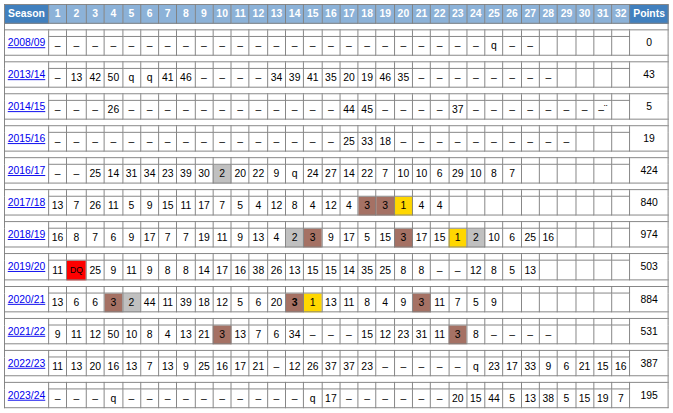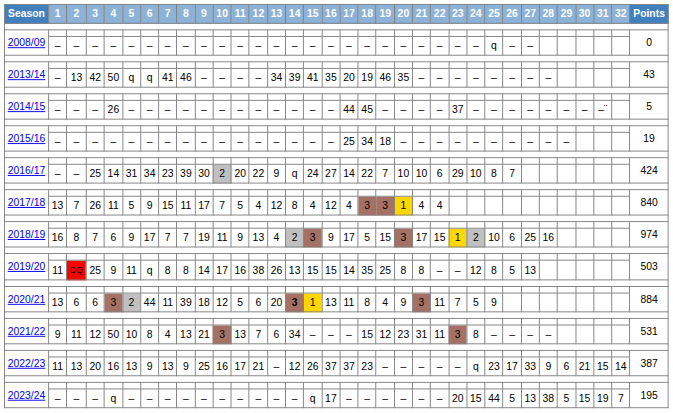(367, 141) 33 -> (367, 141) 34
(150, 270) 9 -> (150, 270) q
(150, 366) 7 -> (150, 366) 9
(621, 366) 16 -> (621, 366) 14
